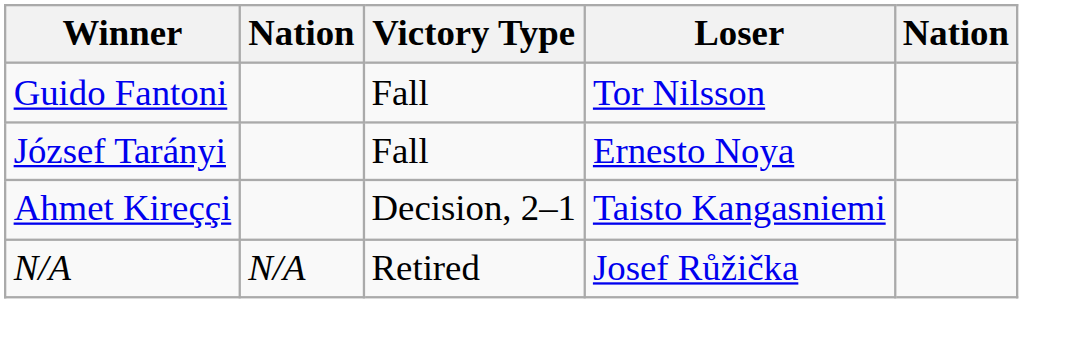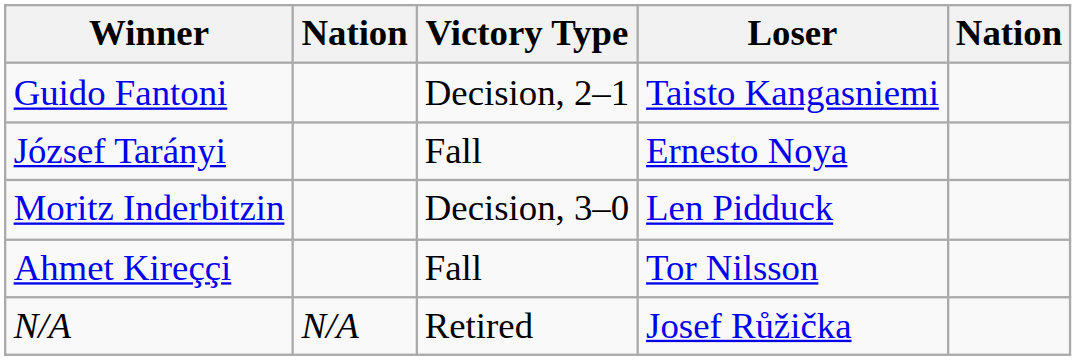(400, 92) Fall -> (527, 92) Decision, 2–1
(679, 92) Tor Nilsson -> (792, 92) Taisto Kangasniemi
+ row: (149, 208)
(474, 208) Decision, 2–1 -> (453, 267) Fall
(739, 208) Taisto Kangasniemi -> (732, 267) Tor Nilsson
